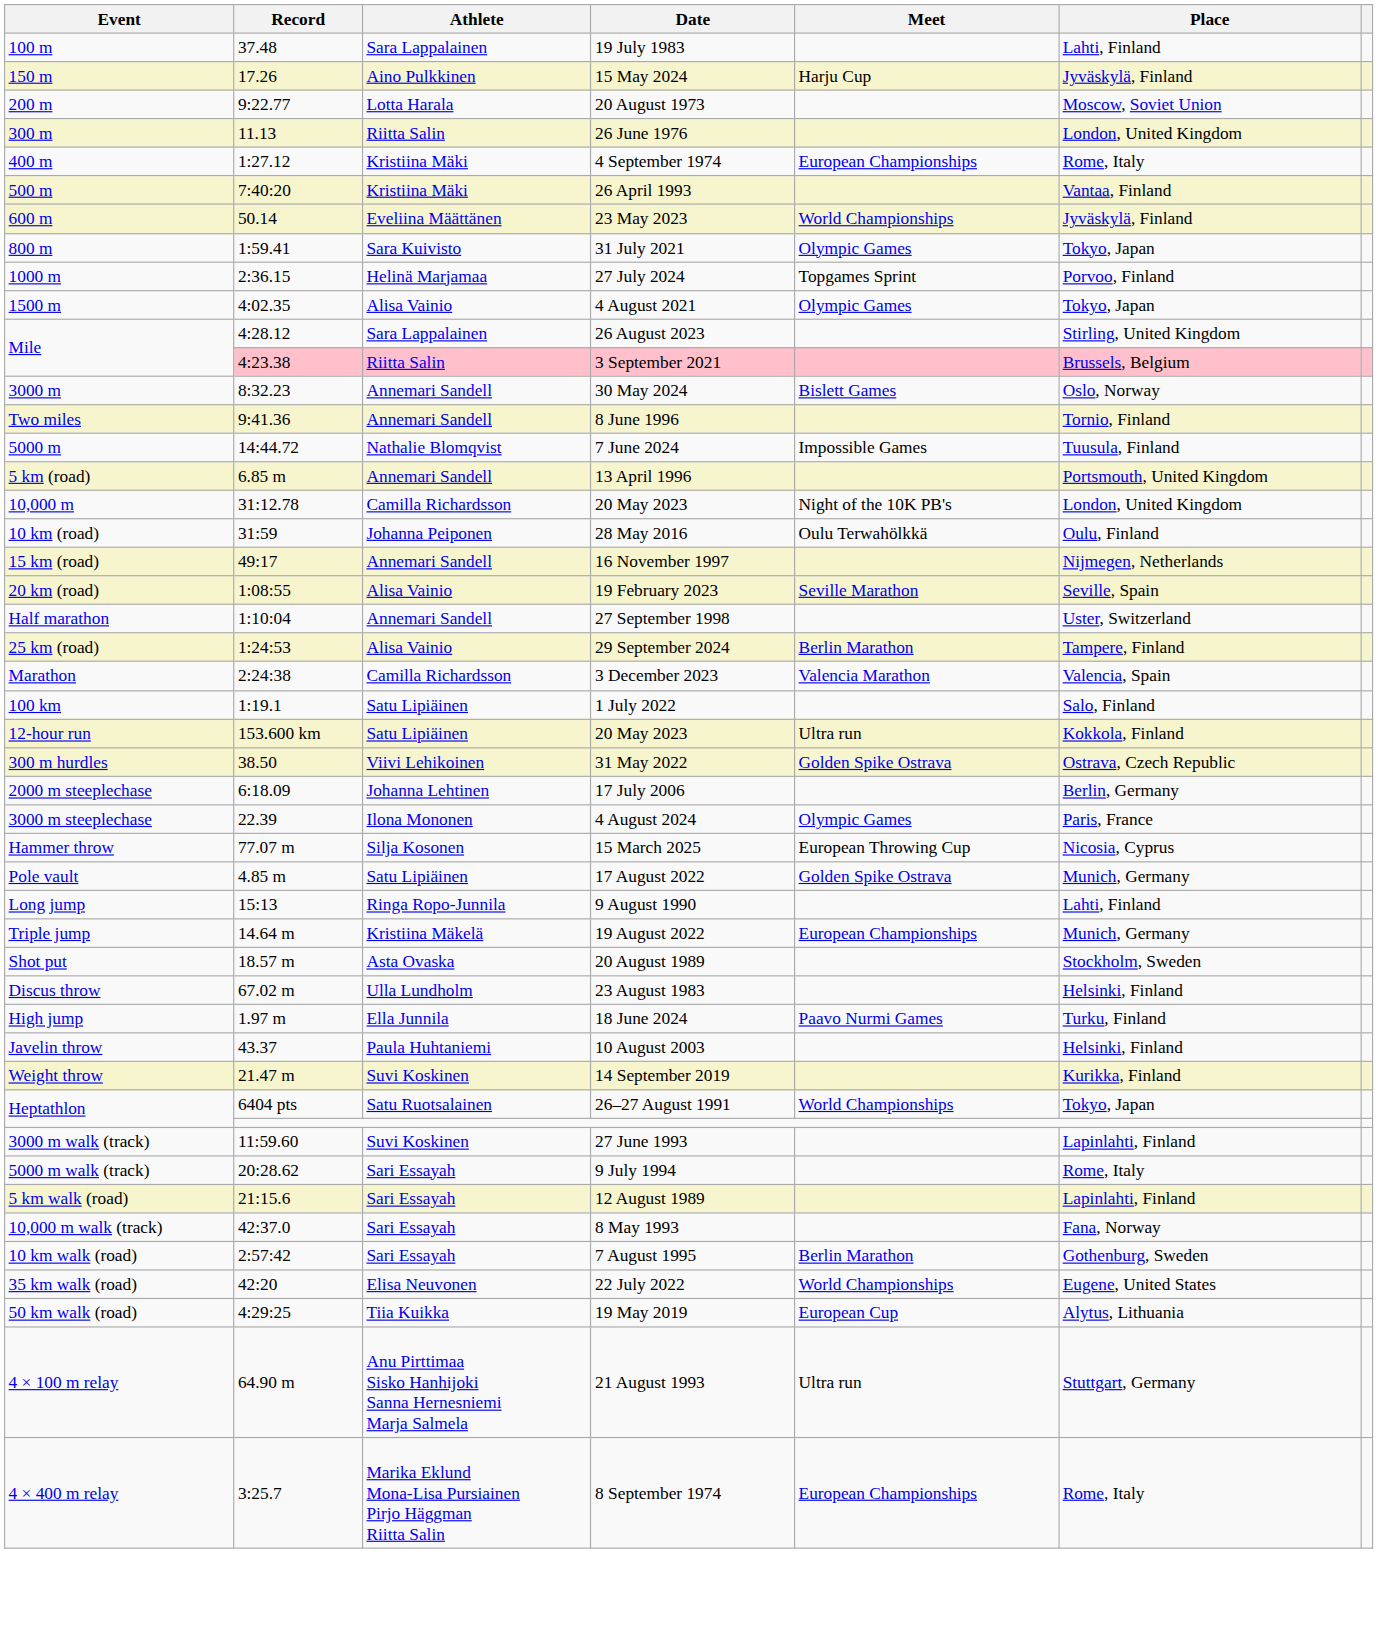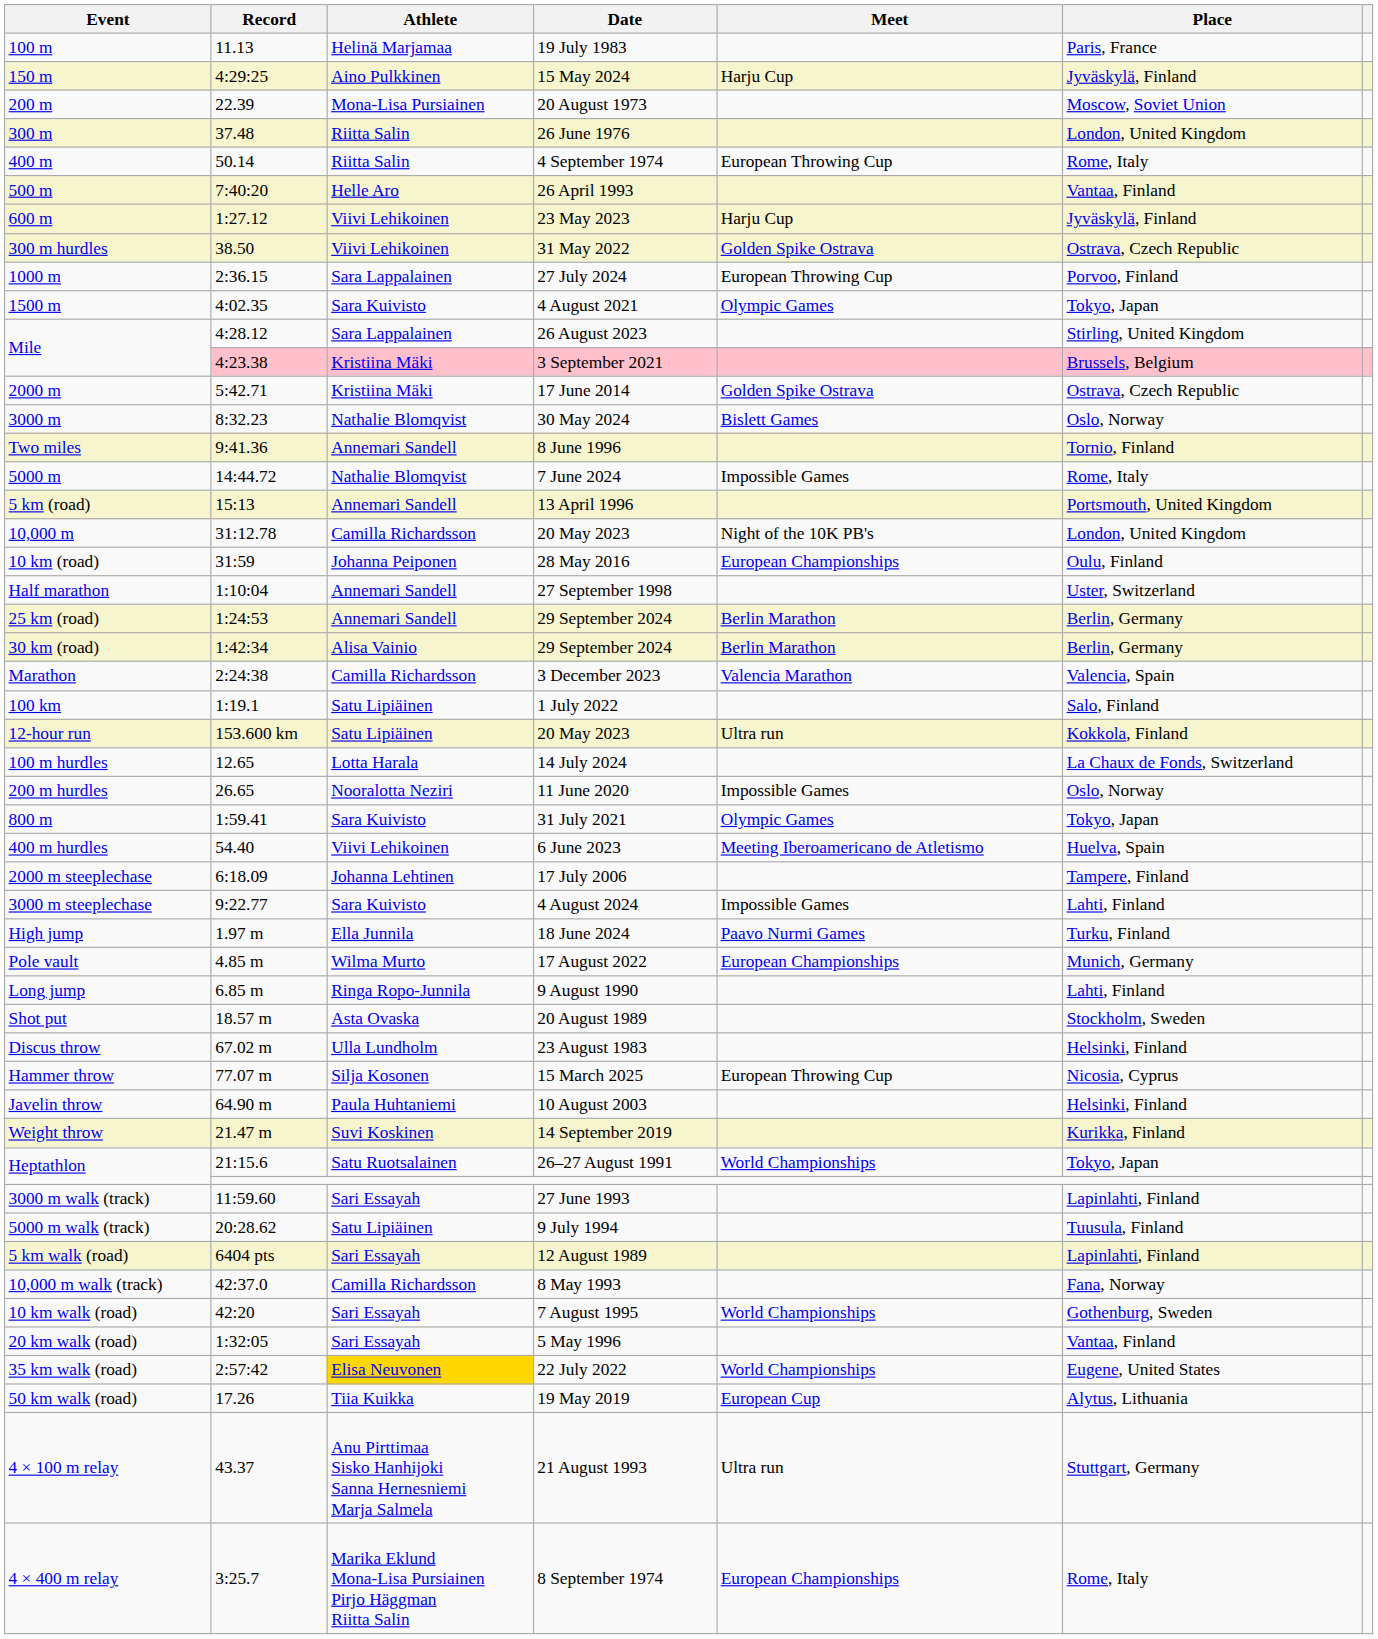(257, 47) 37.48 -> (234, 47) 11.13
(427, 47) Sara Lappalainen -> (391, 47) Helinä Marjamaa
(1112, 47) Lahti, Finland -> (1112, 47) Paris, France
(257, 76) 17.26 -> (242, 76) 4:29:25
(264, 104) 9:22.77 -> (235, 104) 22.39
(410, 104) Lotta Harala -> (408, 104) Mona-Lisa Pursiainen
(257, 133) 11.13 -> (235, 133) 37.48
(264, 161) 1:27.12 -> (235, 161) 50.14
(417, 161) Kristiina Mäki -> (370, 161) Riitta Salin
(888, 161) European Championships -> (807, 161) European Throwing Cup
(417, 190) Kristiina Mäki -> (365, 190) Helle Aro
(257, 218) 50.14 -> (241, 218) 1:27.12
(434, 218) Eveliina Määttänen -> (390, 218) Viivi Lehikoinen
(876, 218) World Championships -> (757, 218) Harju Cup
rows swapped: (30, 247) <-> (58, 761)
(427, 276) Helinä Marjamaa -> (391, 276) Sara Lappalainen
(857, 276) Topgames Sprint -> (807, 276) European Throwing Cup
(409, 304) Alisa Vainio -> (379, 304) Sara Kuivisto
(406, 361) Riitta Salin -> (382, 361) Kristiina Mäki
+ row: (35, 390)
(429, 390) Annemari Sandell -> (399, 418) Nathalie Blomqvist
(1121, 447) Tuusula, Finland -> (1108, 476) Rome, Italy
(262, 476) 6.85 m -> (235, 504) 15:13
(863, 533) Oulu Terwahölkkä -> (810, 561) European Championships
- row: (54, 561)
- row: (54, 590)
(409, 647) Alisa Vainio -> (394, 618) Annemari Sandell
(1124, 647) Tampere, Finland -> (1125, 618) Berlin, Germany
+ row: (54, 647)
+ row: (58, 761)
+ row: (58, 790)
+ row: (58, 847)
(1121, 790) Berlin, Germany -> (1128, 876) Tampere, Finland
(257, 818) 22.39 -> (241, 904) 9:22.77
(420, 818) Ilona Mononen -> (379, 904) Sara Kuivisto
(855, 818) Olympic Games -> (785, 904) Impossible Games
(1108, 818) Paris, France -> (1116, 904) Lahti, Finland
rows swapped: (46, 1018) <-> (61, 847)
(417, 876) Satu Lipiäinen -> (378, 961) Wilma Murto
(875, 876) Golden Spike Ostrava -> (810, 961) European Championships
(258, 904) 15:13 -> (239, 990) 6.85 m
- row: (49, 933)
(257, 1047) 43.37 -> (244, 1104) 64.90 m
(267, 1104) 6404 pts -> (241, 1161) 21:15.6
(418, 1141) Suvi Koskinen -> (376, 1198) Sari Essayah
(411, 1169) Sari Essayah -> (382, 1227) Satu Lipiäinen
(1104, 1169) Rome, Italy -> (1125, 1227) Tuusula, Finland
(264, 1198) 21:15.6 -> (245, 1255) 6404 pts
(411, 1227) Sari Essayah -> (404, 1284) Camilla Richardsson
(264, 1255) 2:57:42 -> (235, 1312) 42:20
(856, 1255) Berlin Marathon -> (798, 1312) World Championships
+ row: (73, 1341)
(258, 1284) 42:20 -> (242, 1369) 2:57:42
(422, 1284) no background -> (386, 1369) gold background
(264, 1312) 4:29:25 -> (235, 1398) 17.26
(266, 1382) 64.90 m -> (235, 1468) 43.37
